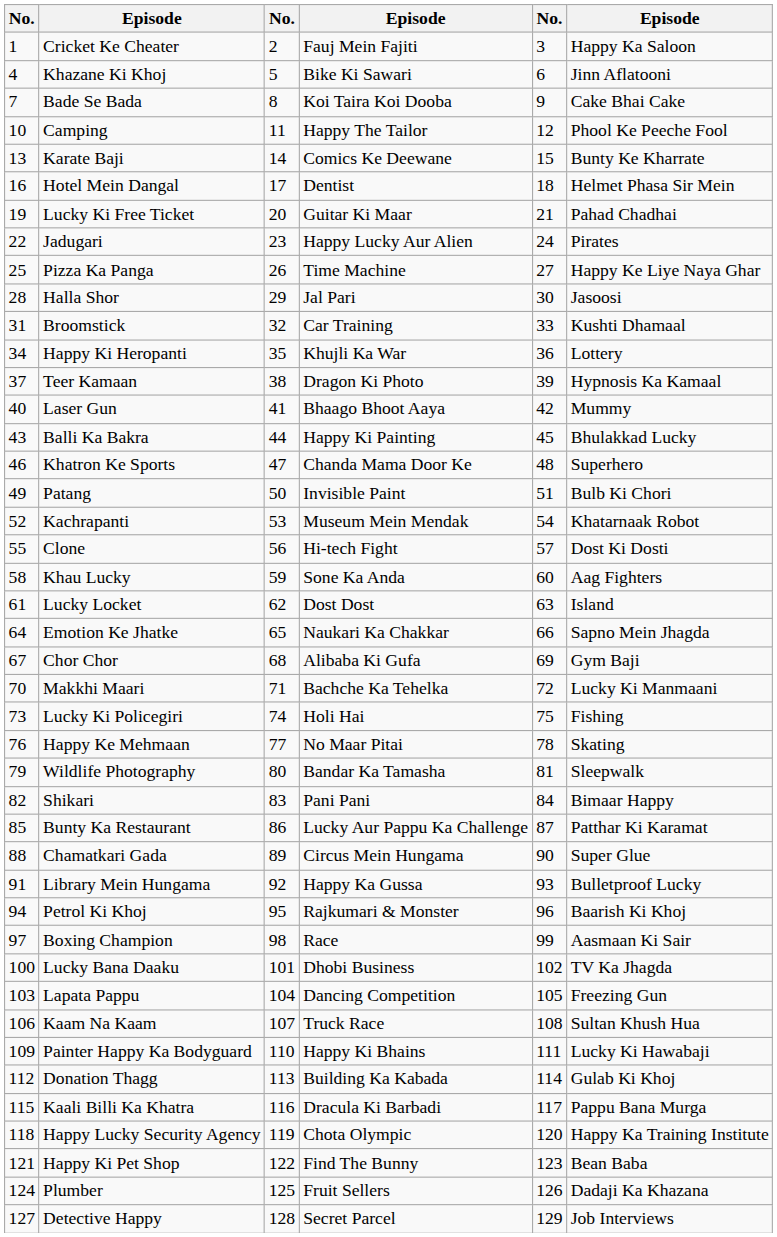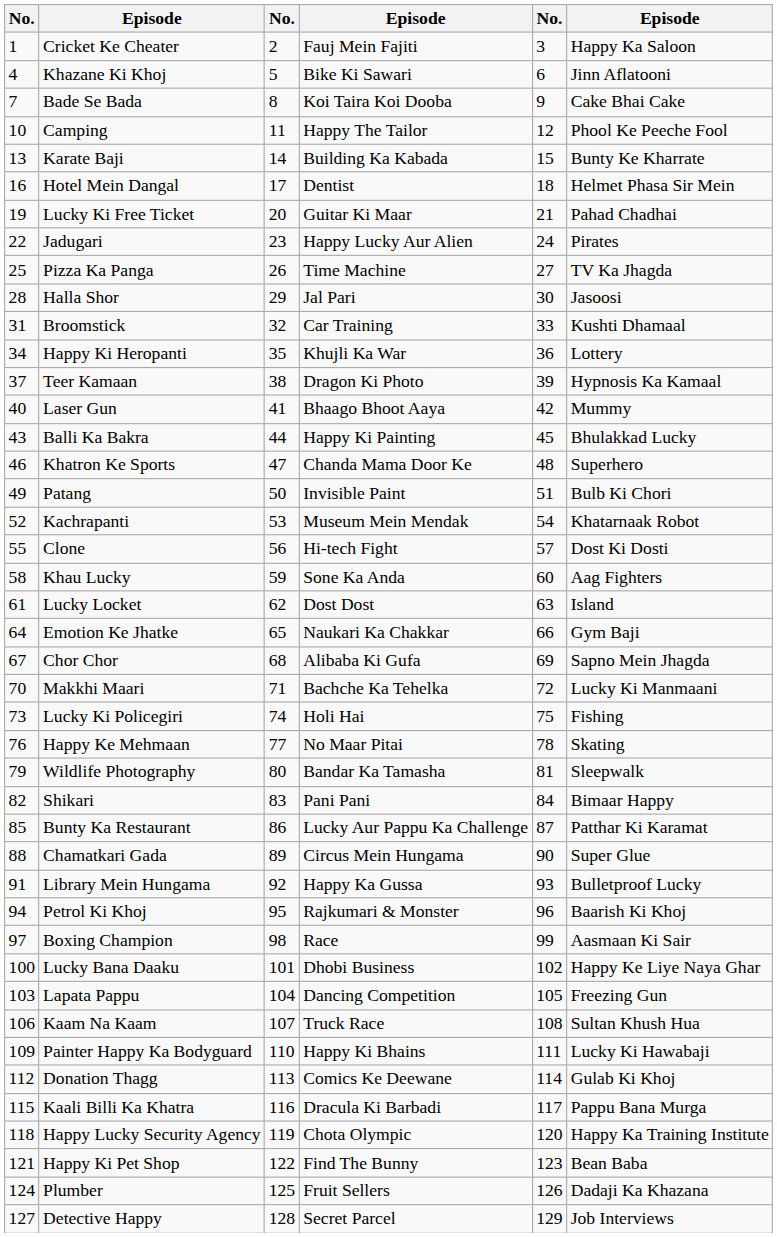(378, 158) Comics Ke Deewane -> (376, 158) Building Ka Kabada
(666, 269) Happy Ke Liye Naya Ghar -> (621, 269) TV Ka Jhagda
(640, 632) Sapno Mein Jhagda -> (605, 632) Gym Baji
(605, 660) Gym Baji -> (640, 660) Sapno Mein Jhagda
(621, 967) TV Ka Jhagda -> (666, 967) Happy Ke Liye Naya Ghar
(376, 1079) Building Ka Kabada -> (378, 1079) Comics Ke Deewane
